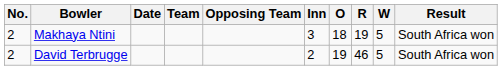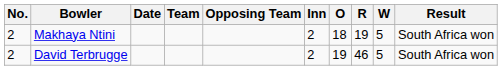(311, 34) 3 -> (311, 34) 2
